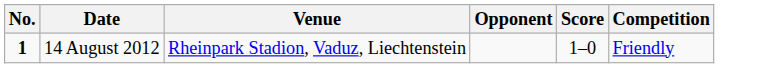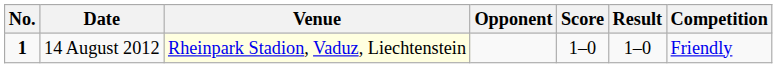+ column: (637, 18)
(317, 47) no background -> (317, 47) lightyellow background
